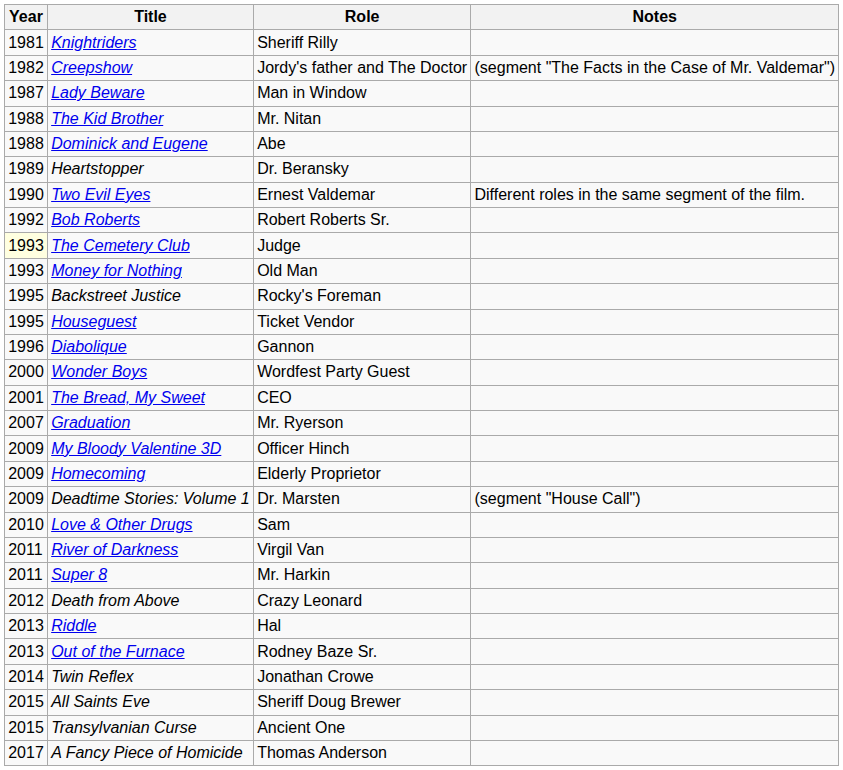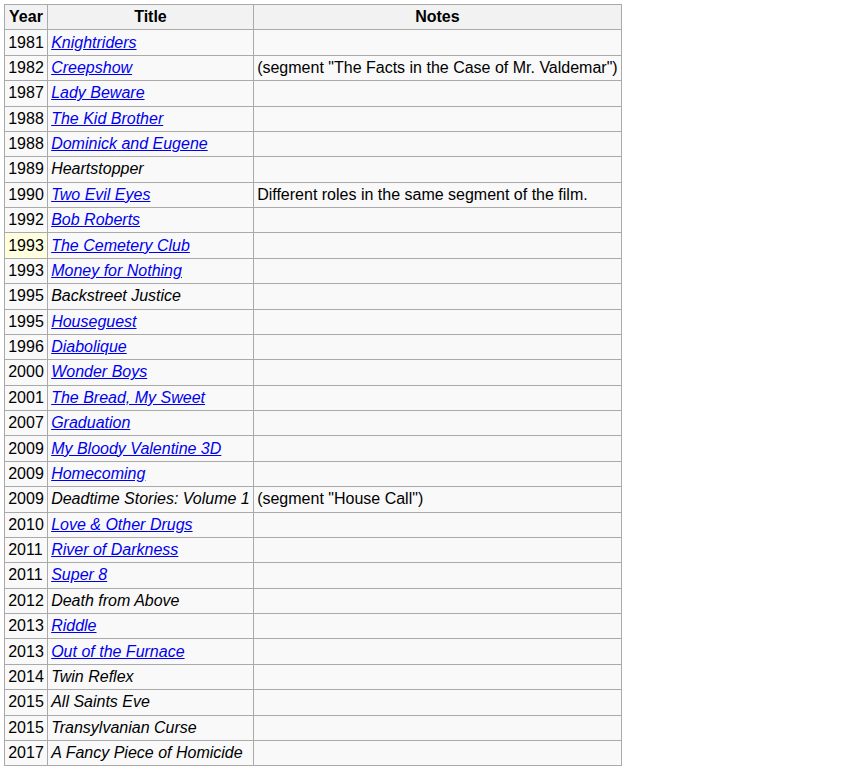- column: (362, 17)
